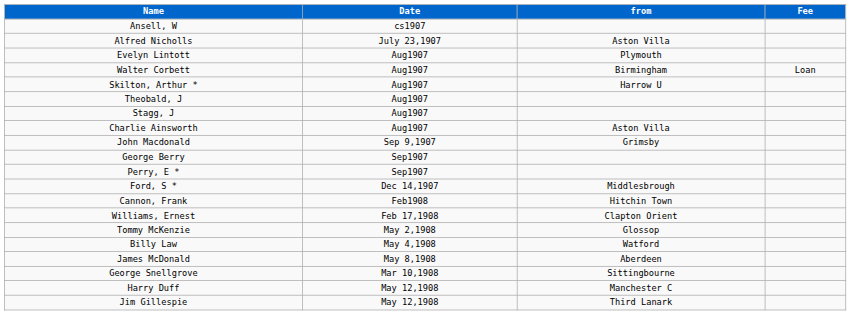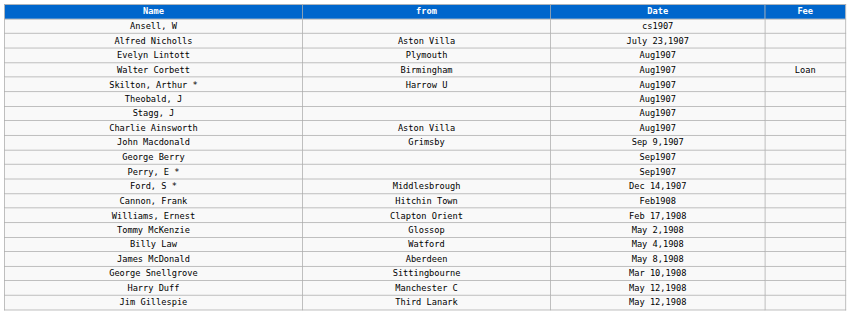columns swapped: (641, 11) <-> (410, 11)
